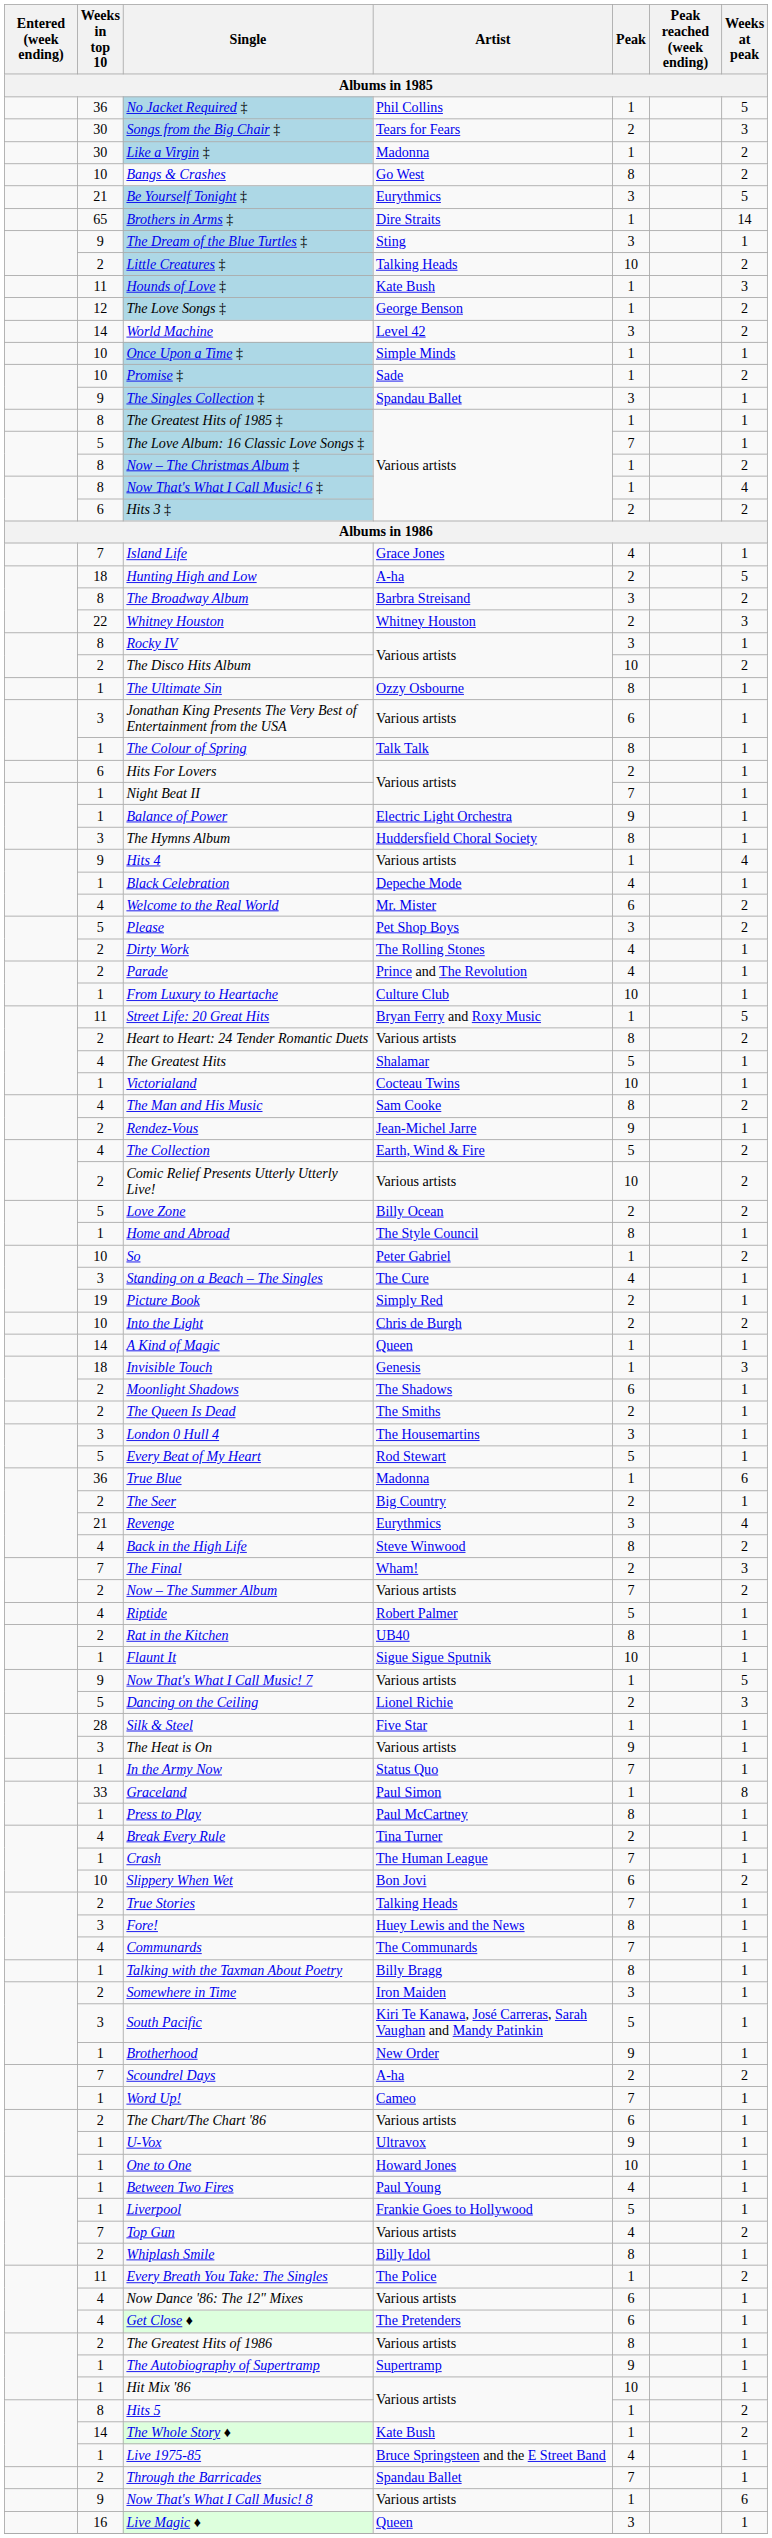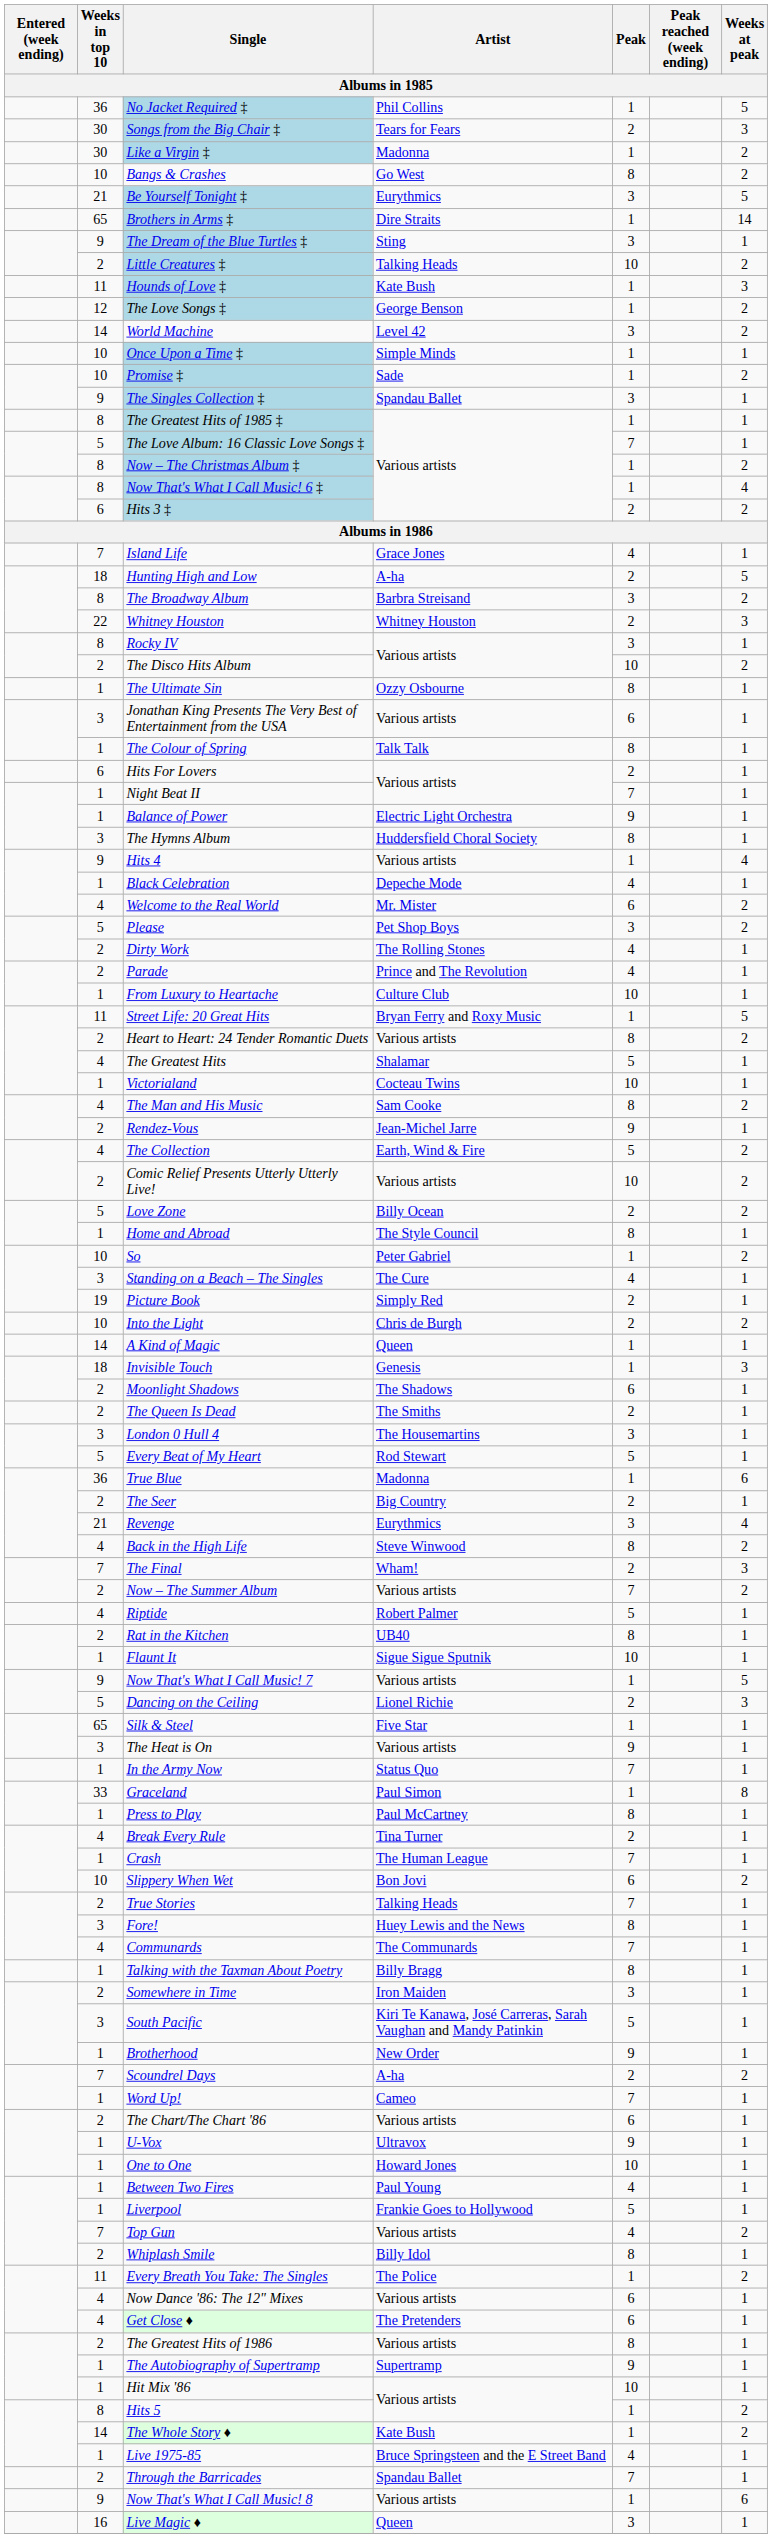(100, 1724) 28 -> (100, 1724) 65
